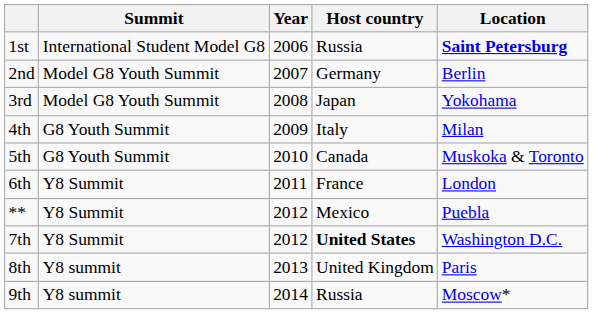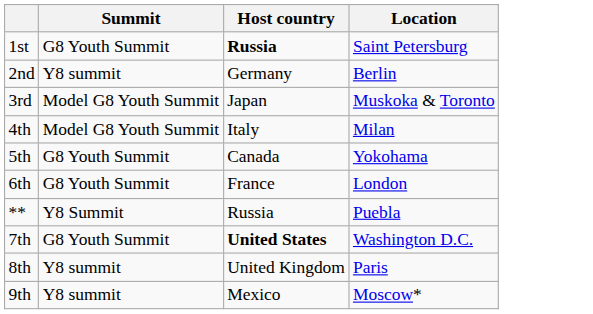- column: (291, 18)
(154, 45) International Student Model G8 -> (106, 45) G8 Youth Summit
(339, 45) normal -> (252, 45) bold
(505, 45) bold -> (410, 45) normal
(131, 73) Model G8 Youth Summit -> (82, 73) Y8 summit
(479, 101) Yokohama -> (424, 101) Muskoka & Toronto
(106, 128) G8 Youth Summit -> (131, 128) Model G8 Youth Summit
(513, 156) Muskoka & Toronto -> (390, 156) Yokohama
(83, 184) Y8 Summit -> (106, 184) G8 Youth Summit
(343, 211) Mexico -> (250, 211) Russia
(83, 239) Y8 Summit -> (106, 239) G8 Youth Summit
(339, 294) Russia -> (254, 294) Mexico
